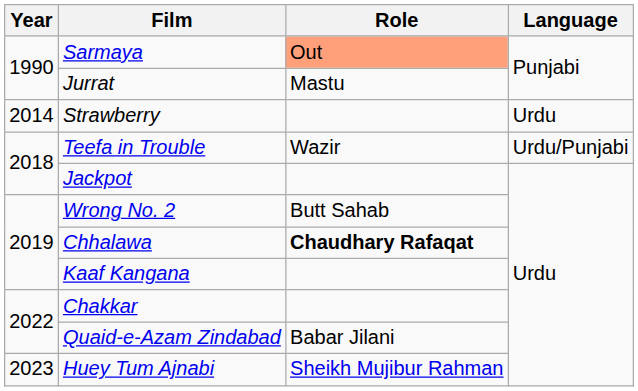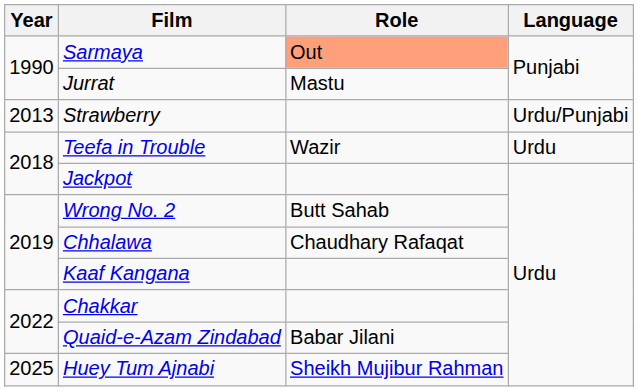(31, 115) 2014 -> (31, 115) 2013
(534, 115) Urdu -> (571, 115) Urdu/Punjabi
(571, 147) Urdu/Punjabi -> (534, 147) Urdu
(382, 242) bold -> (377, 242) normal
(31, 369) 2023 -> (31, 369) 2025
